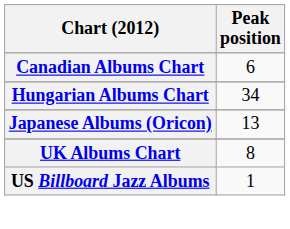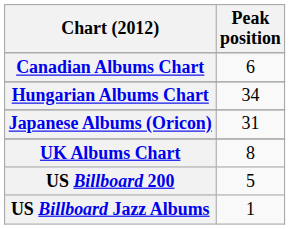(250, 124) 13 -> (250, 124) 31
+ row: (110, 180)
